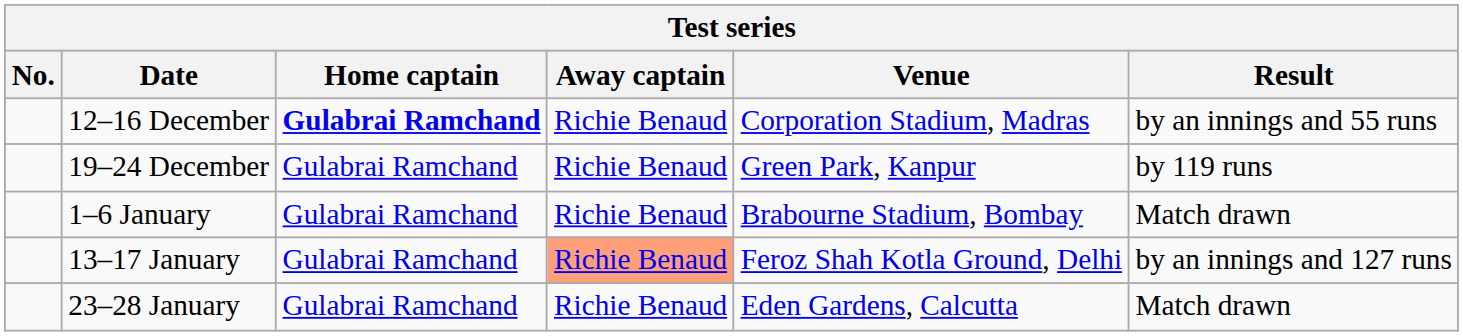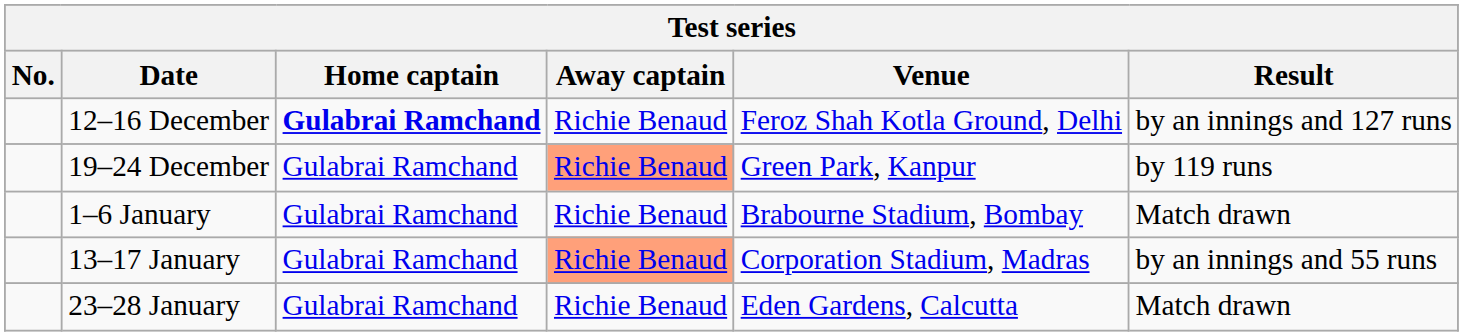(915, 120) Corporation Stadium, Madras -> (931, 120) Feroz Shah Kotla Ground, Delhi
(1286, 120) by an innings and 55 runs -> (1294, 120) by an innings and 127 runs
(641, 167) no background -> (641, 167) lightsalmon background
(931, 259) Feroz Shah Kotla Ground, Delhi -> (915, 259) Corporation Stadium, Madras
(1294, 259) by an innings and 127 runs -> (1286, 259) by an innings and 55 runs
